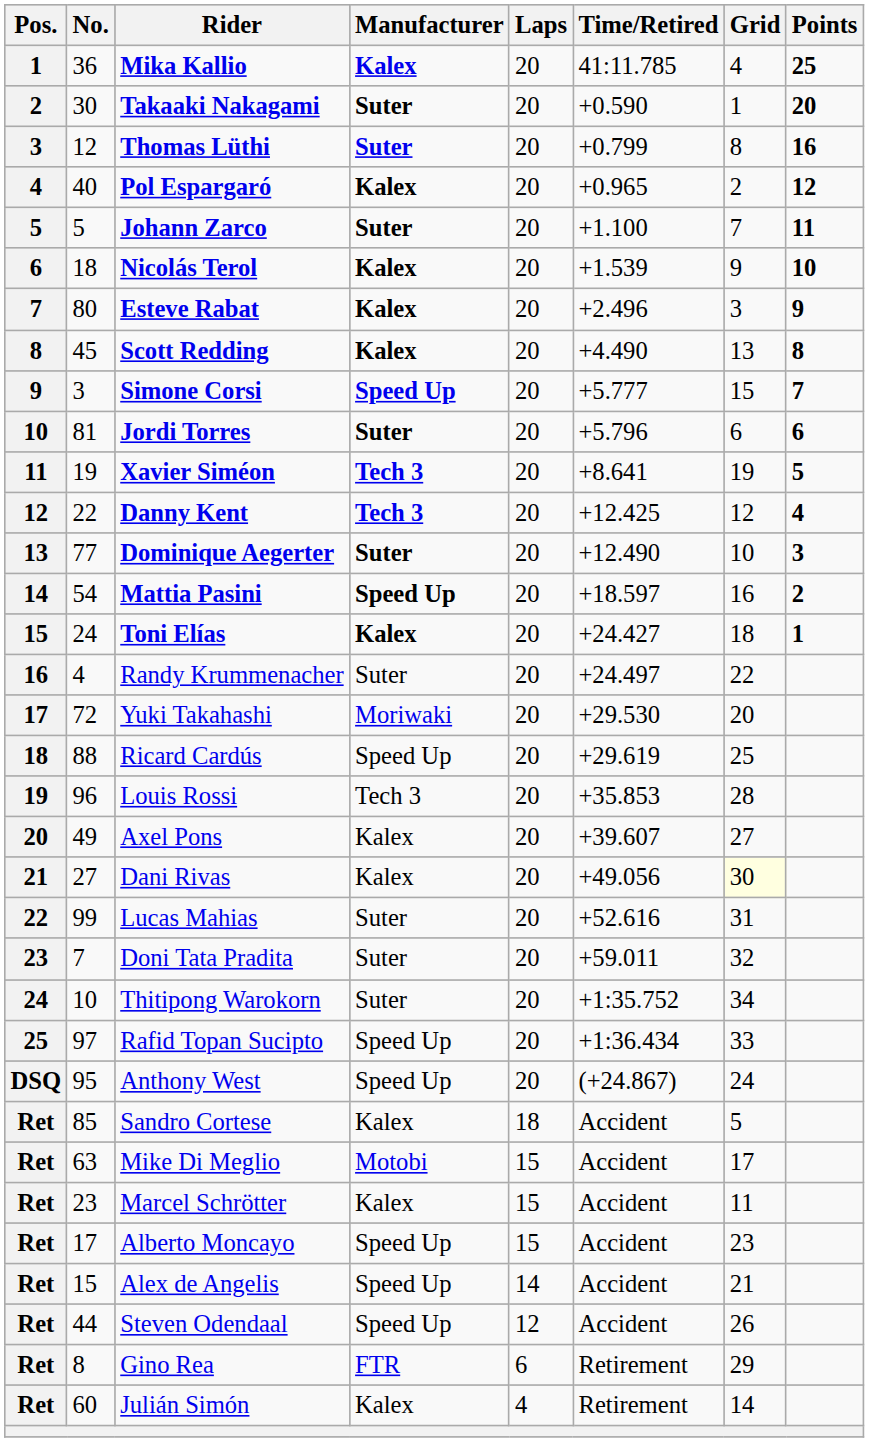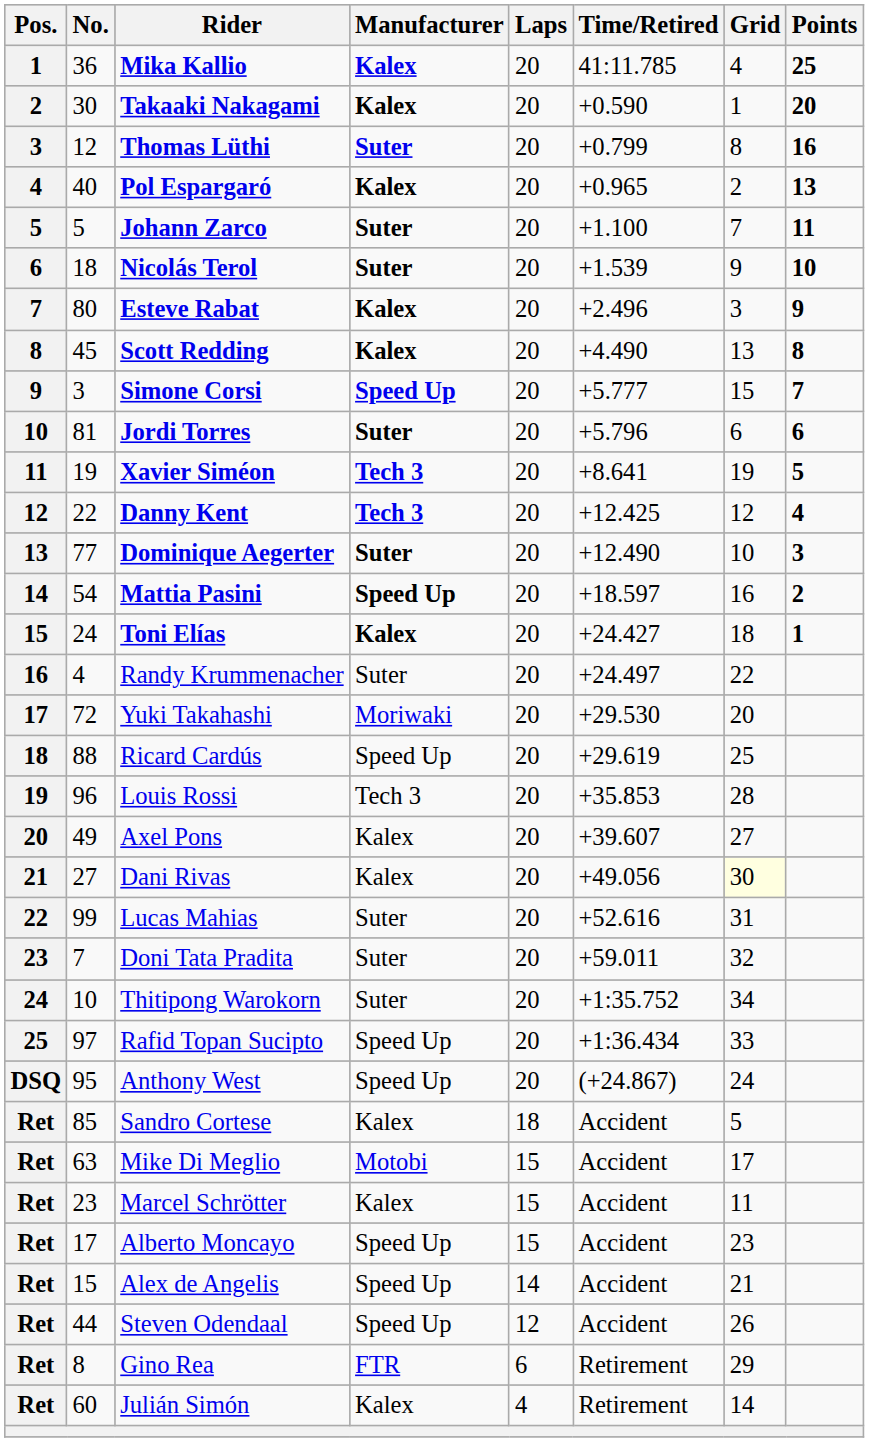(384, 106) Suter -> (386, 106) Kalex
(804, 187) 12 -> (804, 187) 13
(386, 268) Kalex -> (384, 268) Suter
